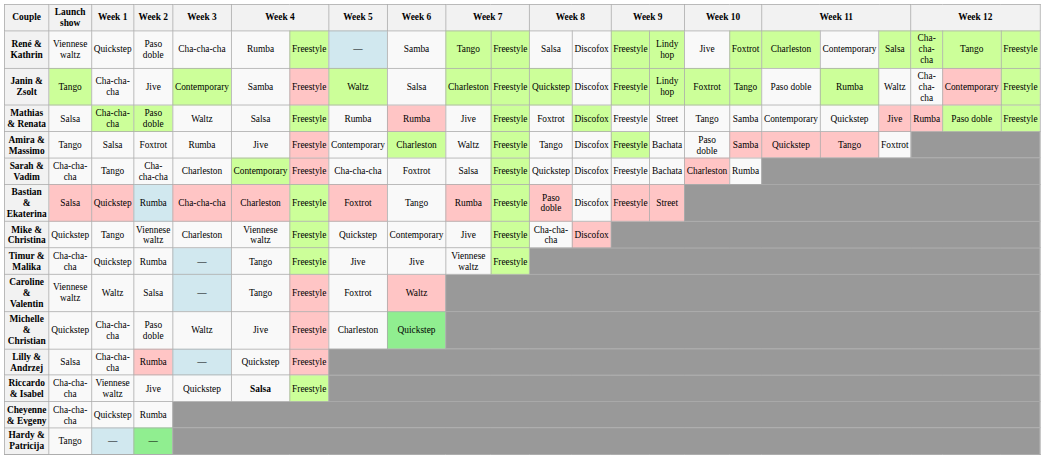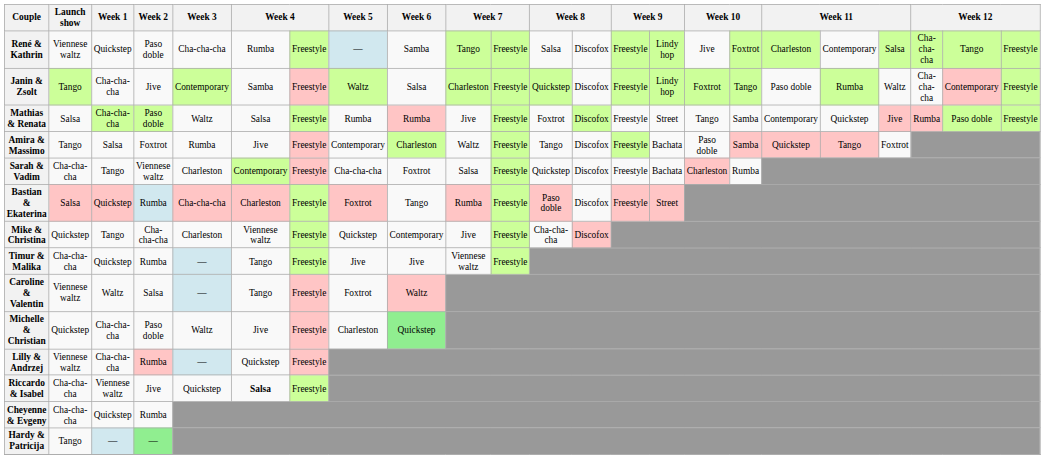(153, 171) Cha-cha-cha -> (153, 171) Viennese waltz
(153, 235) Viennese waltz -> (153, 235) Cha-cha-cha
(70, 362) Salsa -> (70, 362) Viennese waltz
